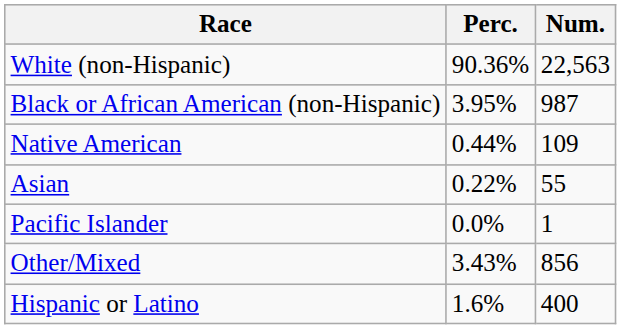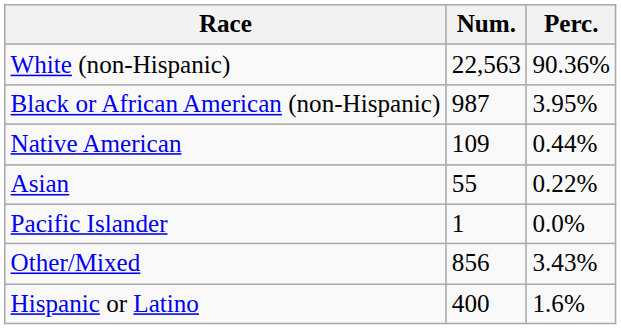columns swapped: (575, 24) <-> (491, 24)
